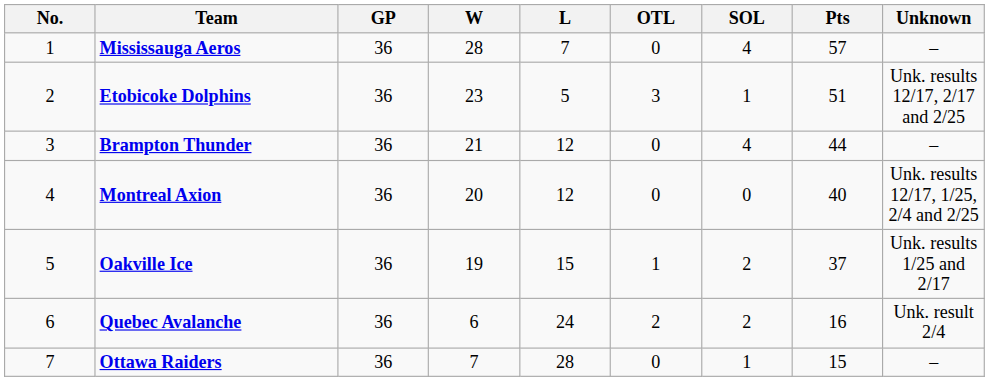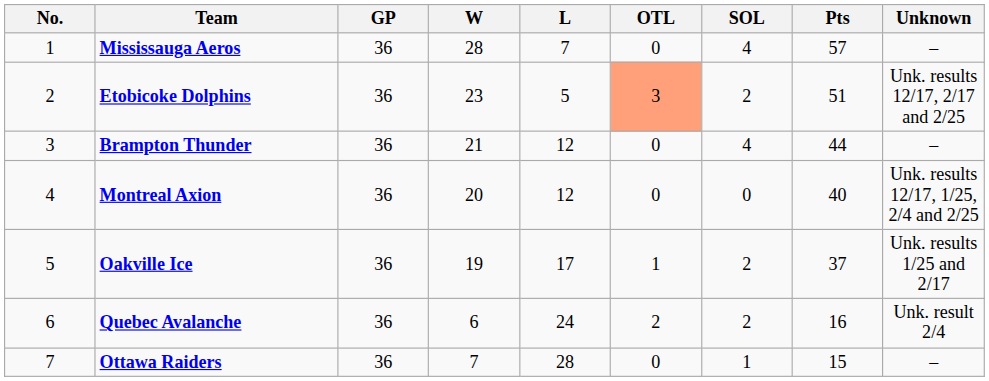(656, 96) no background -> (656, 96) lightsalmon background
(747, 96) 1 -> (747, 96) 2
(565, 263) 15 -> (565, 263) 17
